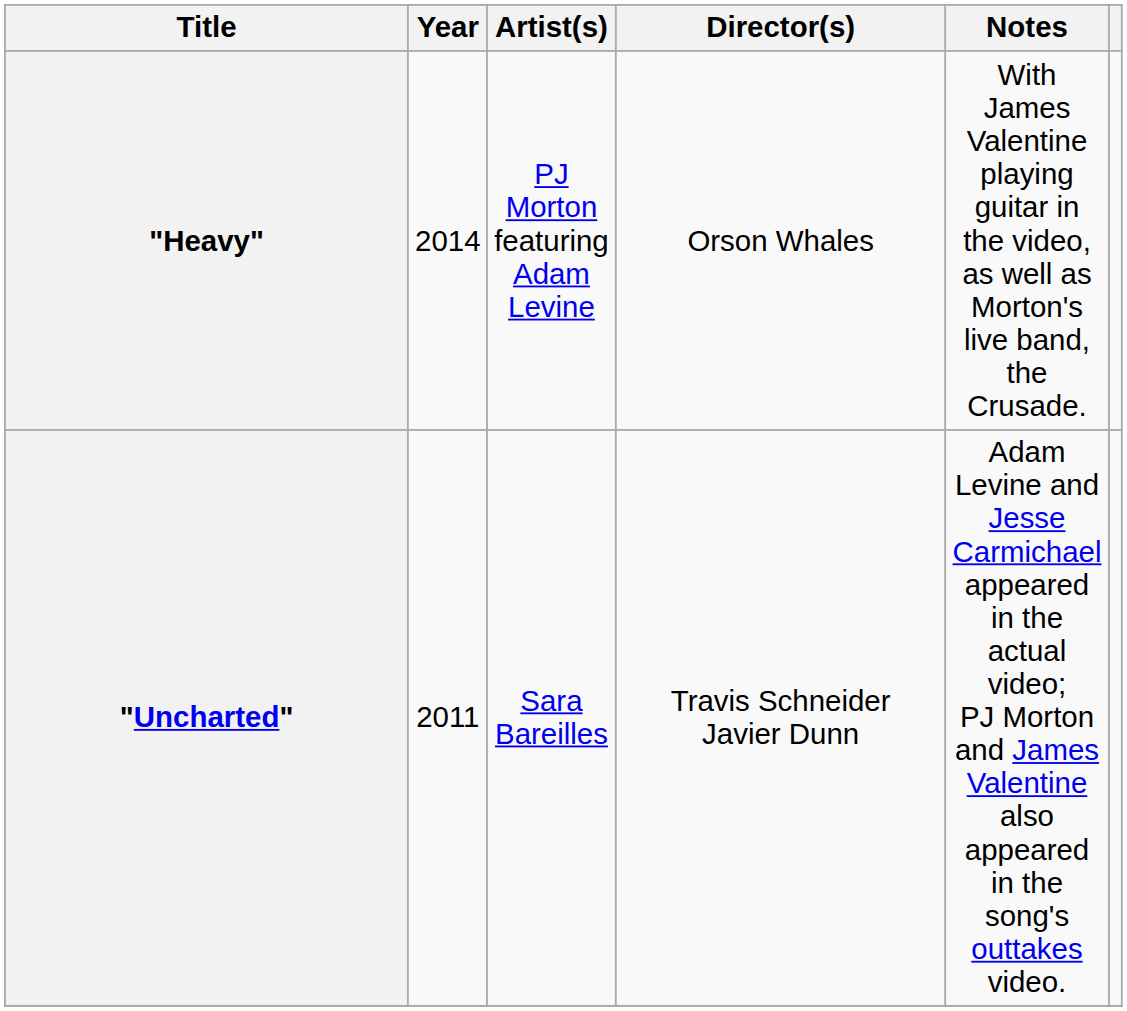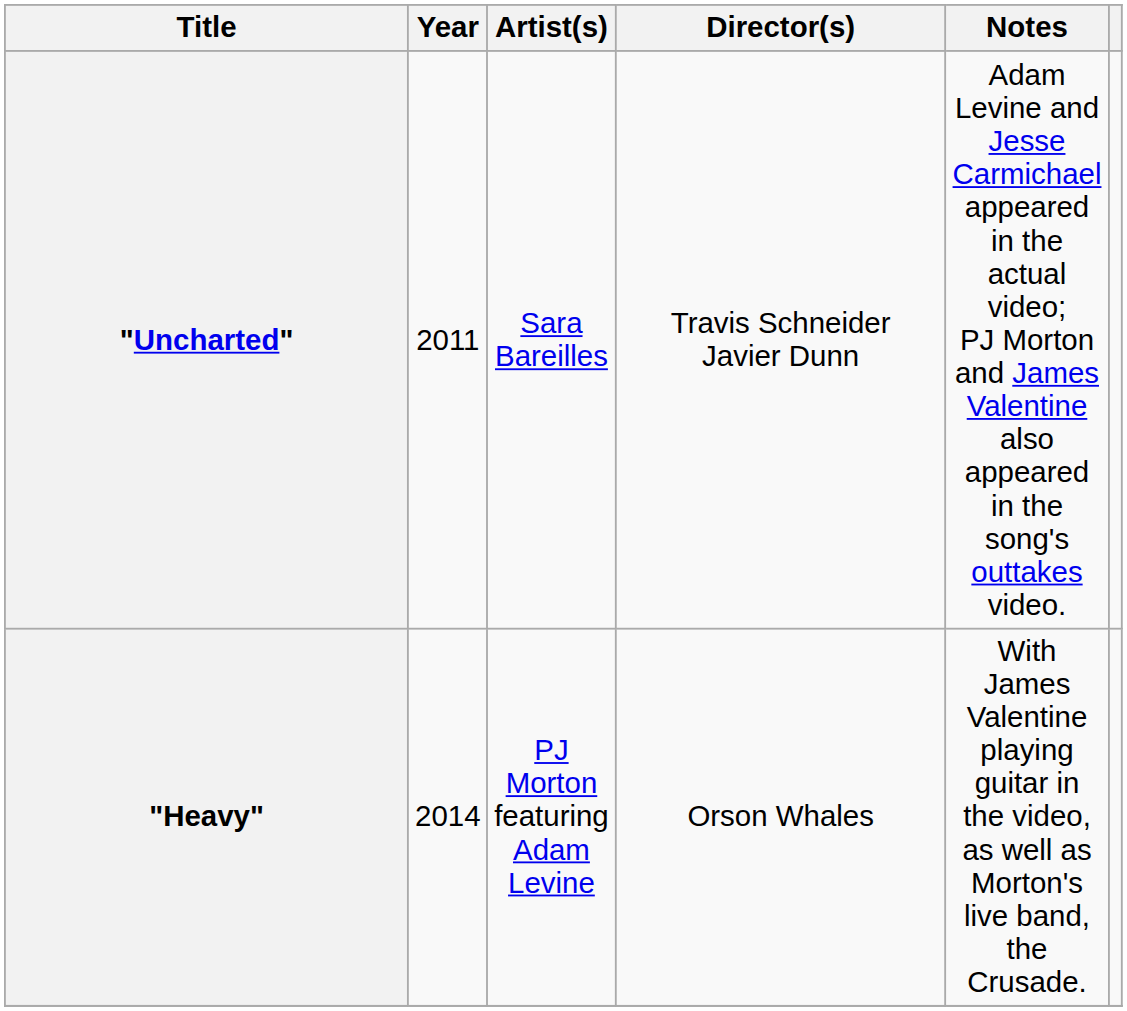rows swapped: (207, 717) <-> (207, 240)
